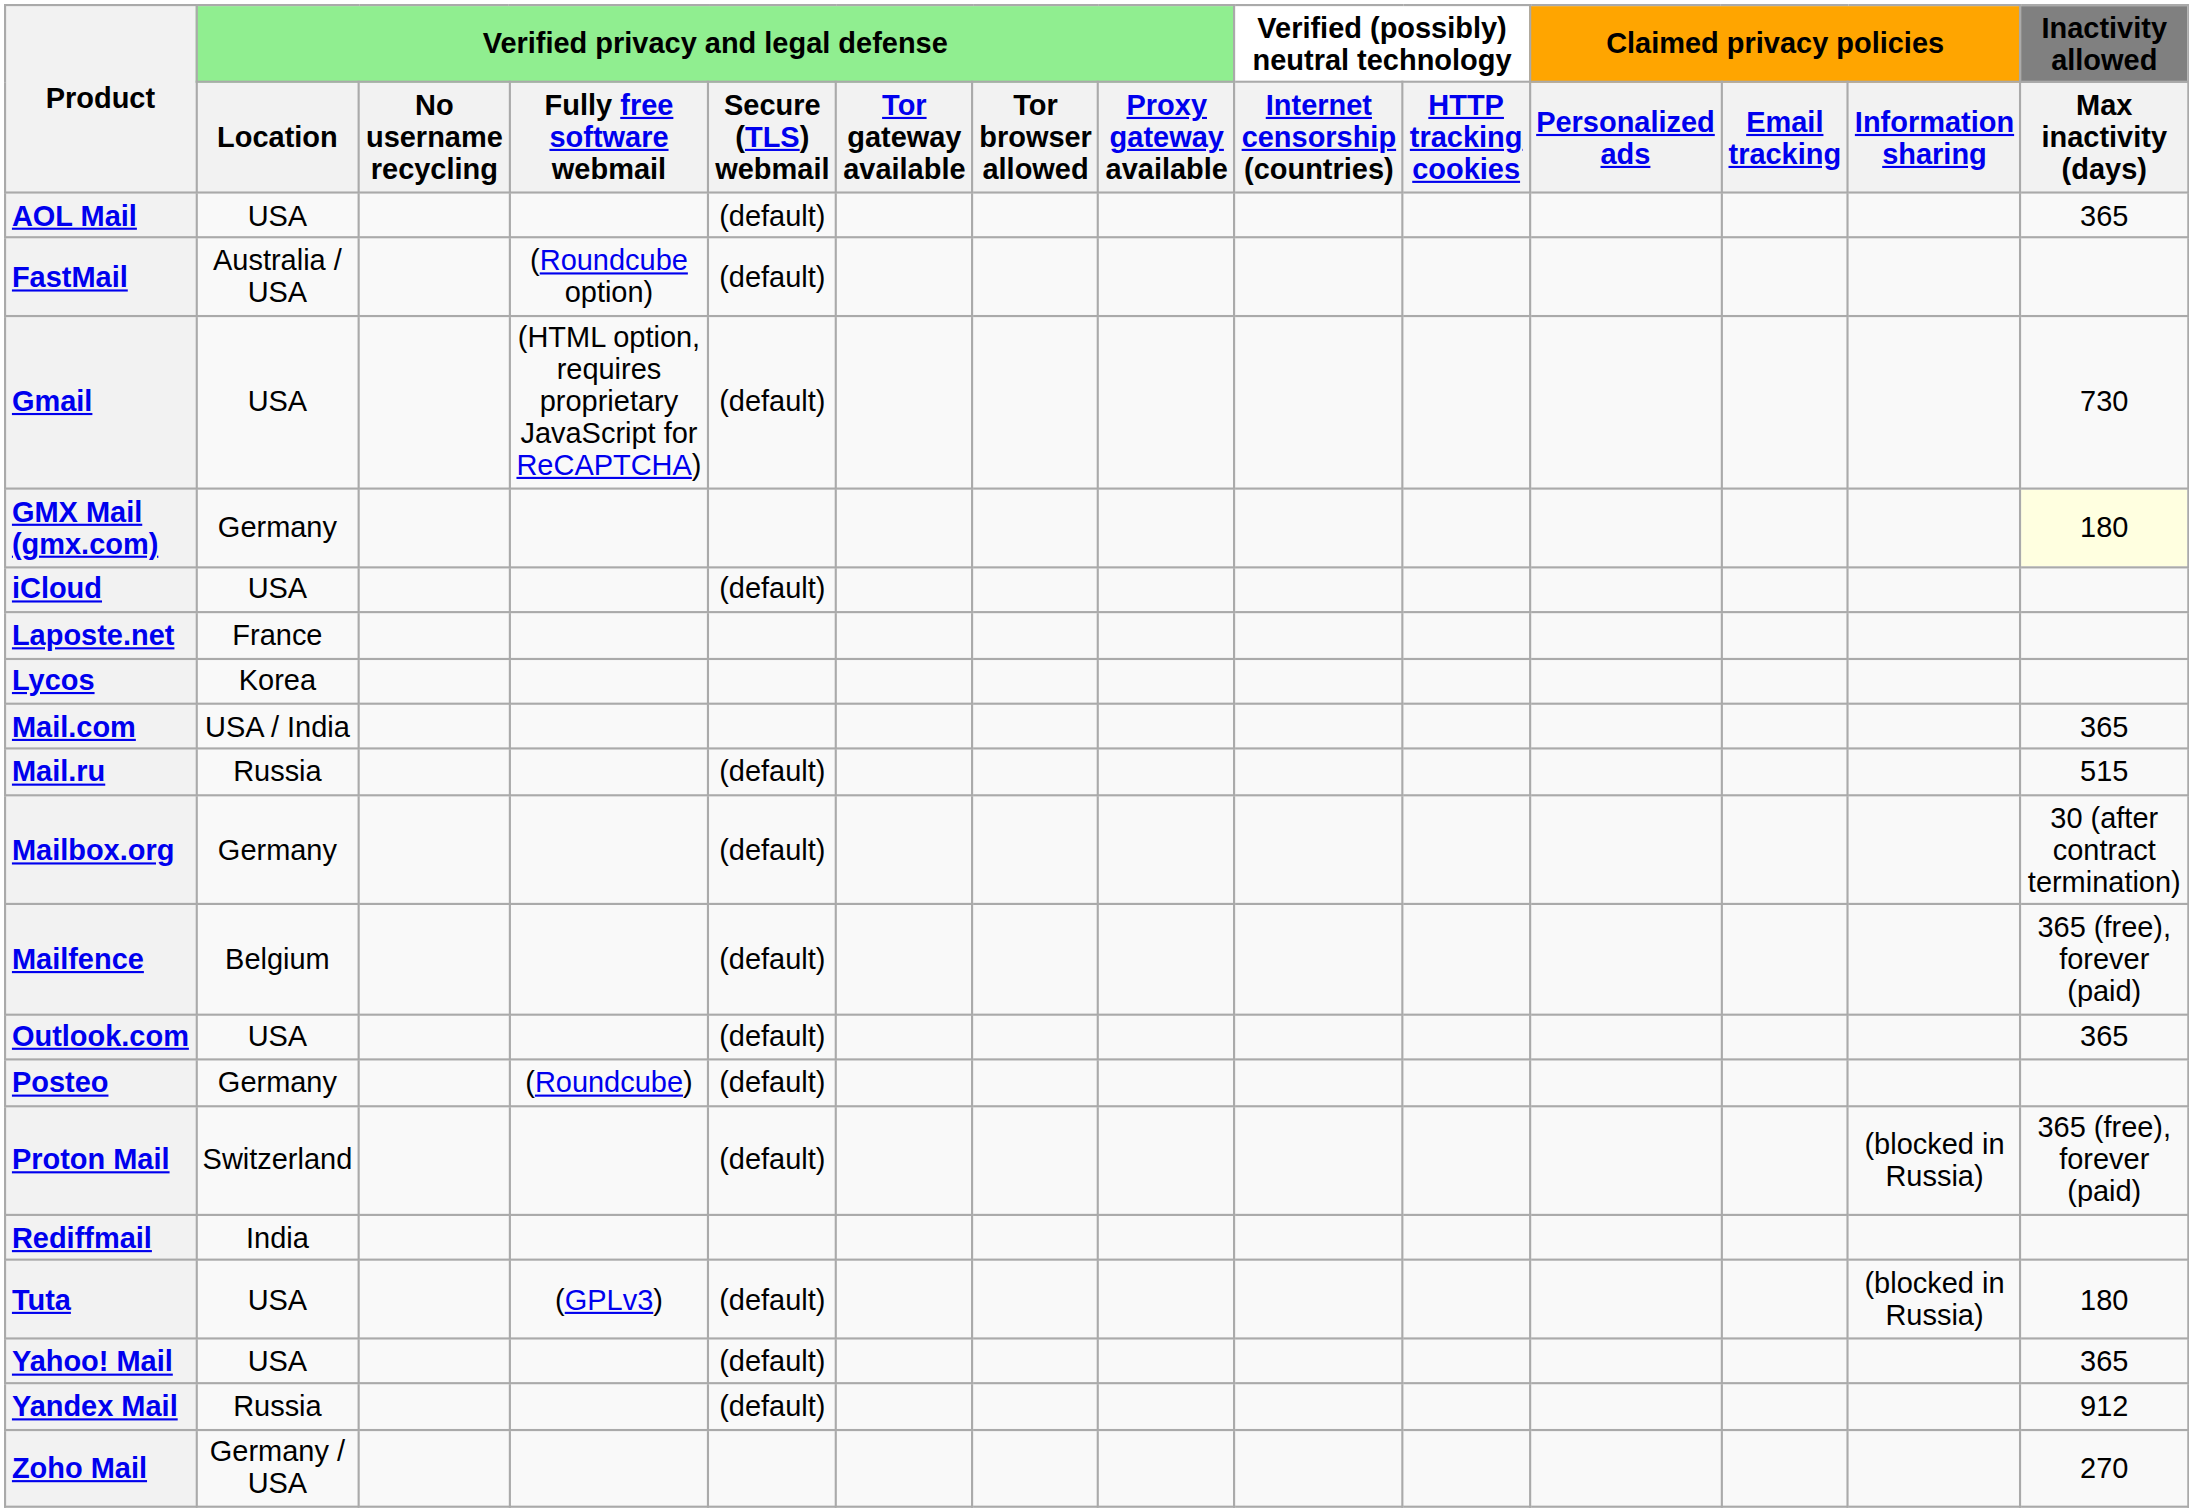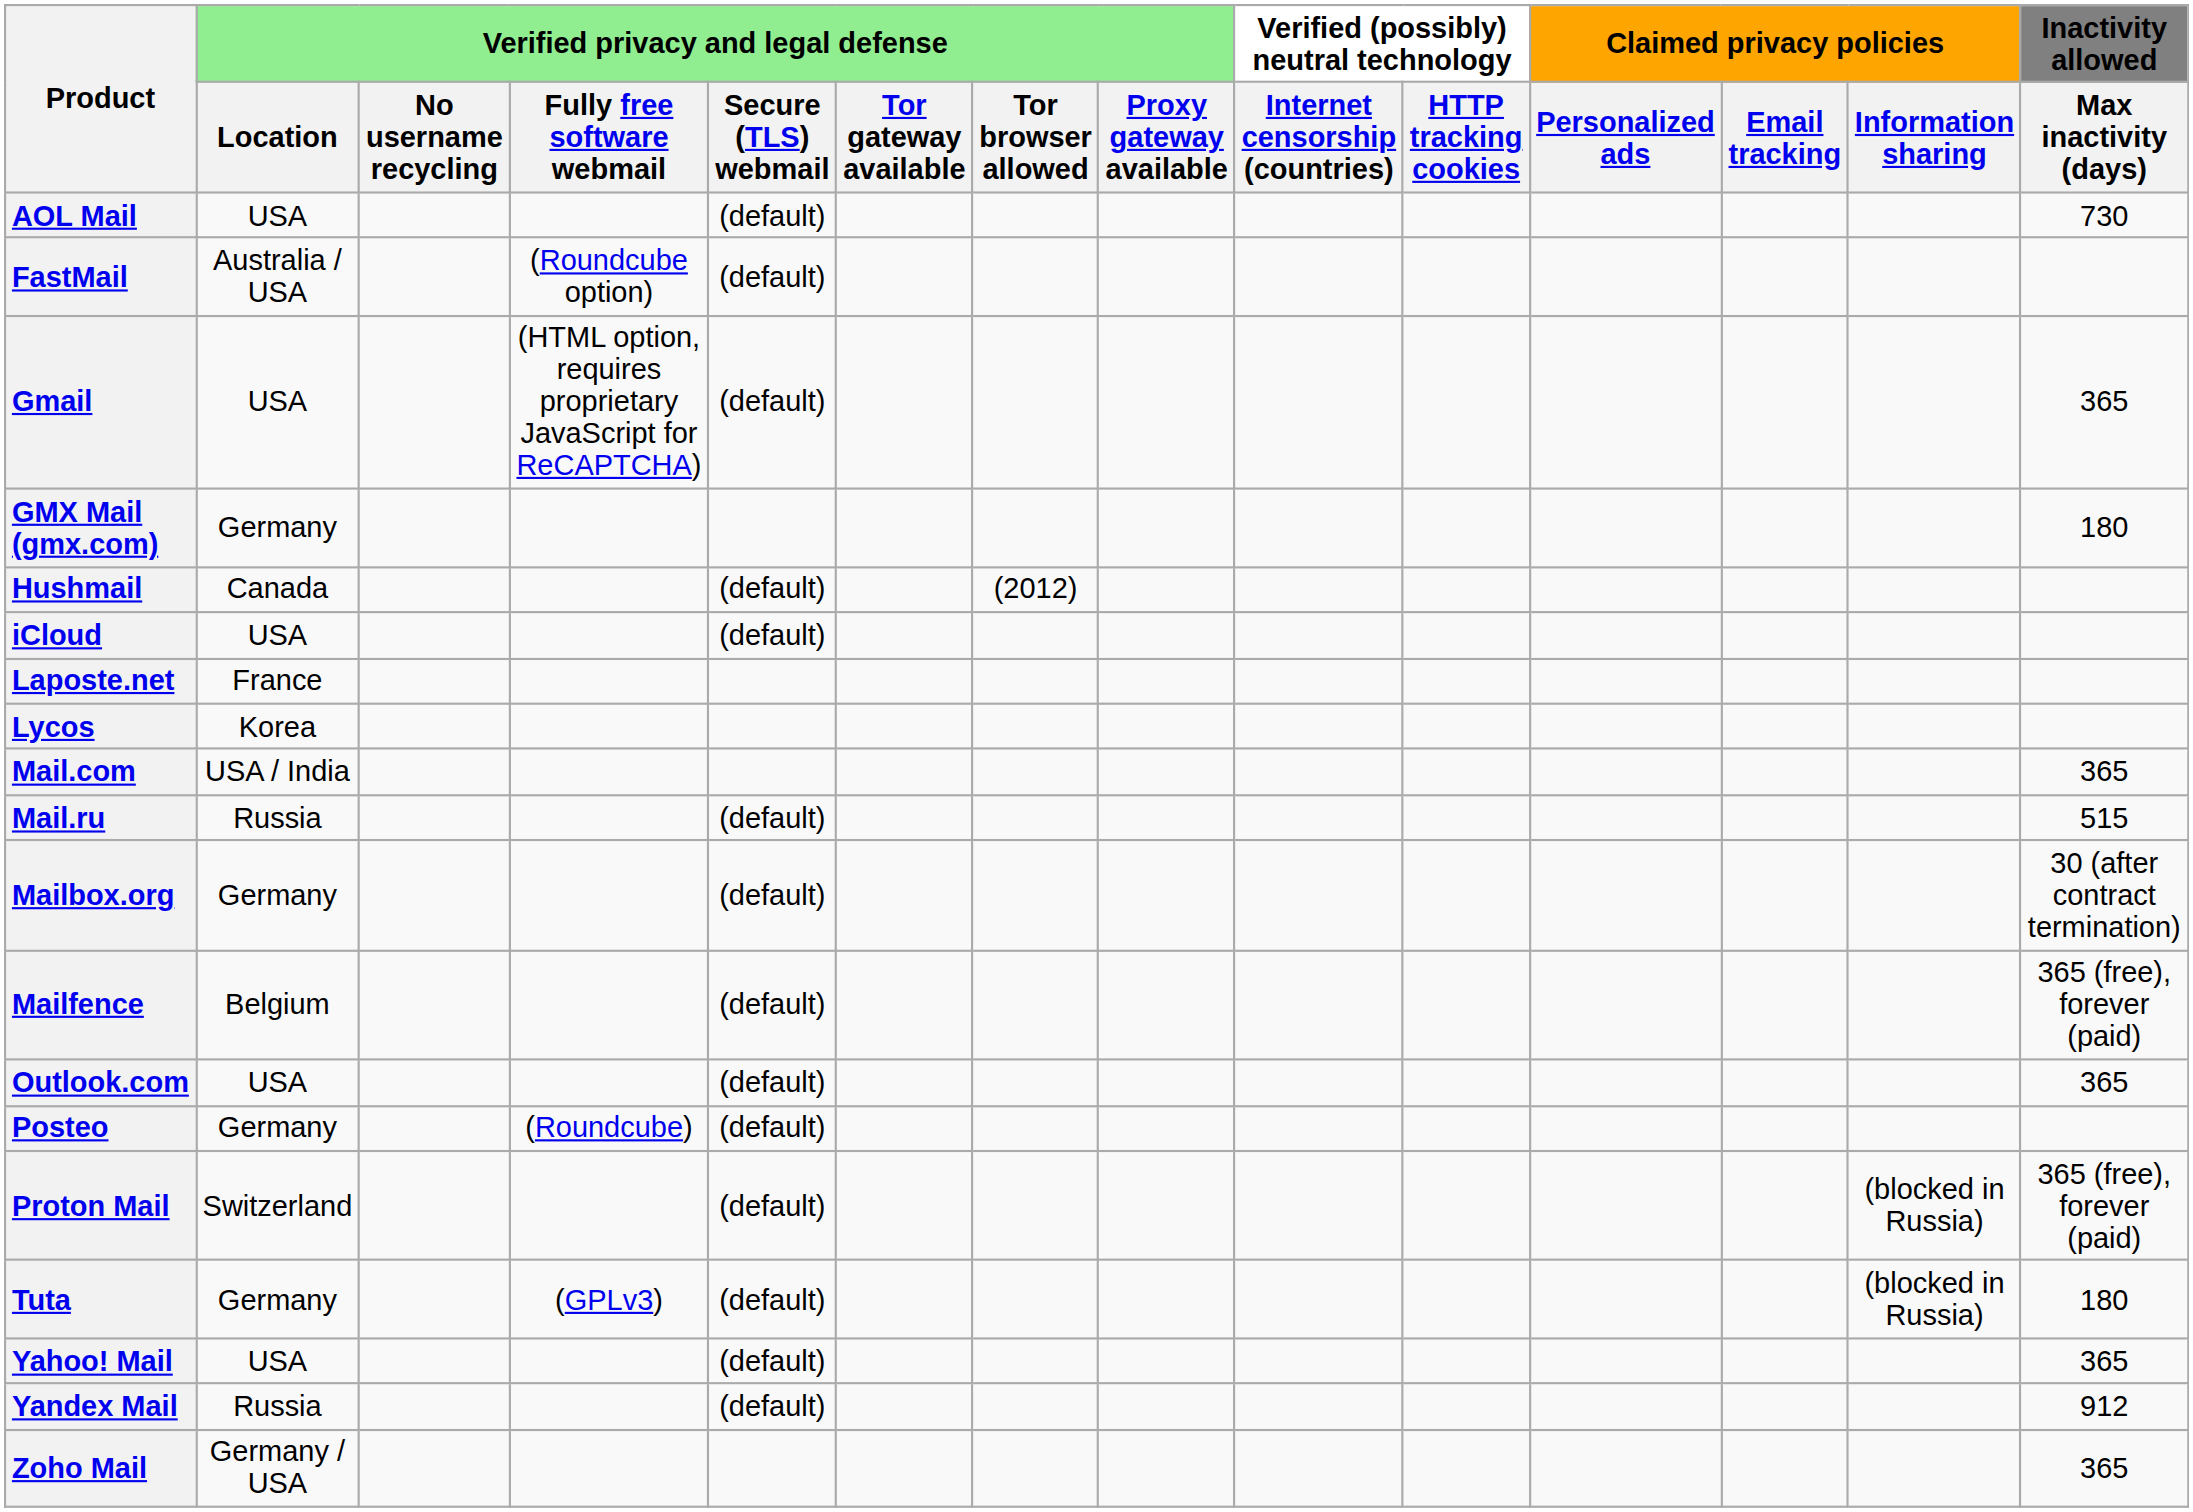(2104, 215) 365 -> (2104, 215) 730
(2104, 402) 730 -> (2104, 402) 365
(2104, 527) lightyellow background -> (2104, 527) no background
+ row: (77, 589)
- row: (82, 1237)
(277, 1299) USA -> (277, 1299) Germany
(2104, 1468) 270 -> (2104, 1468) 365
